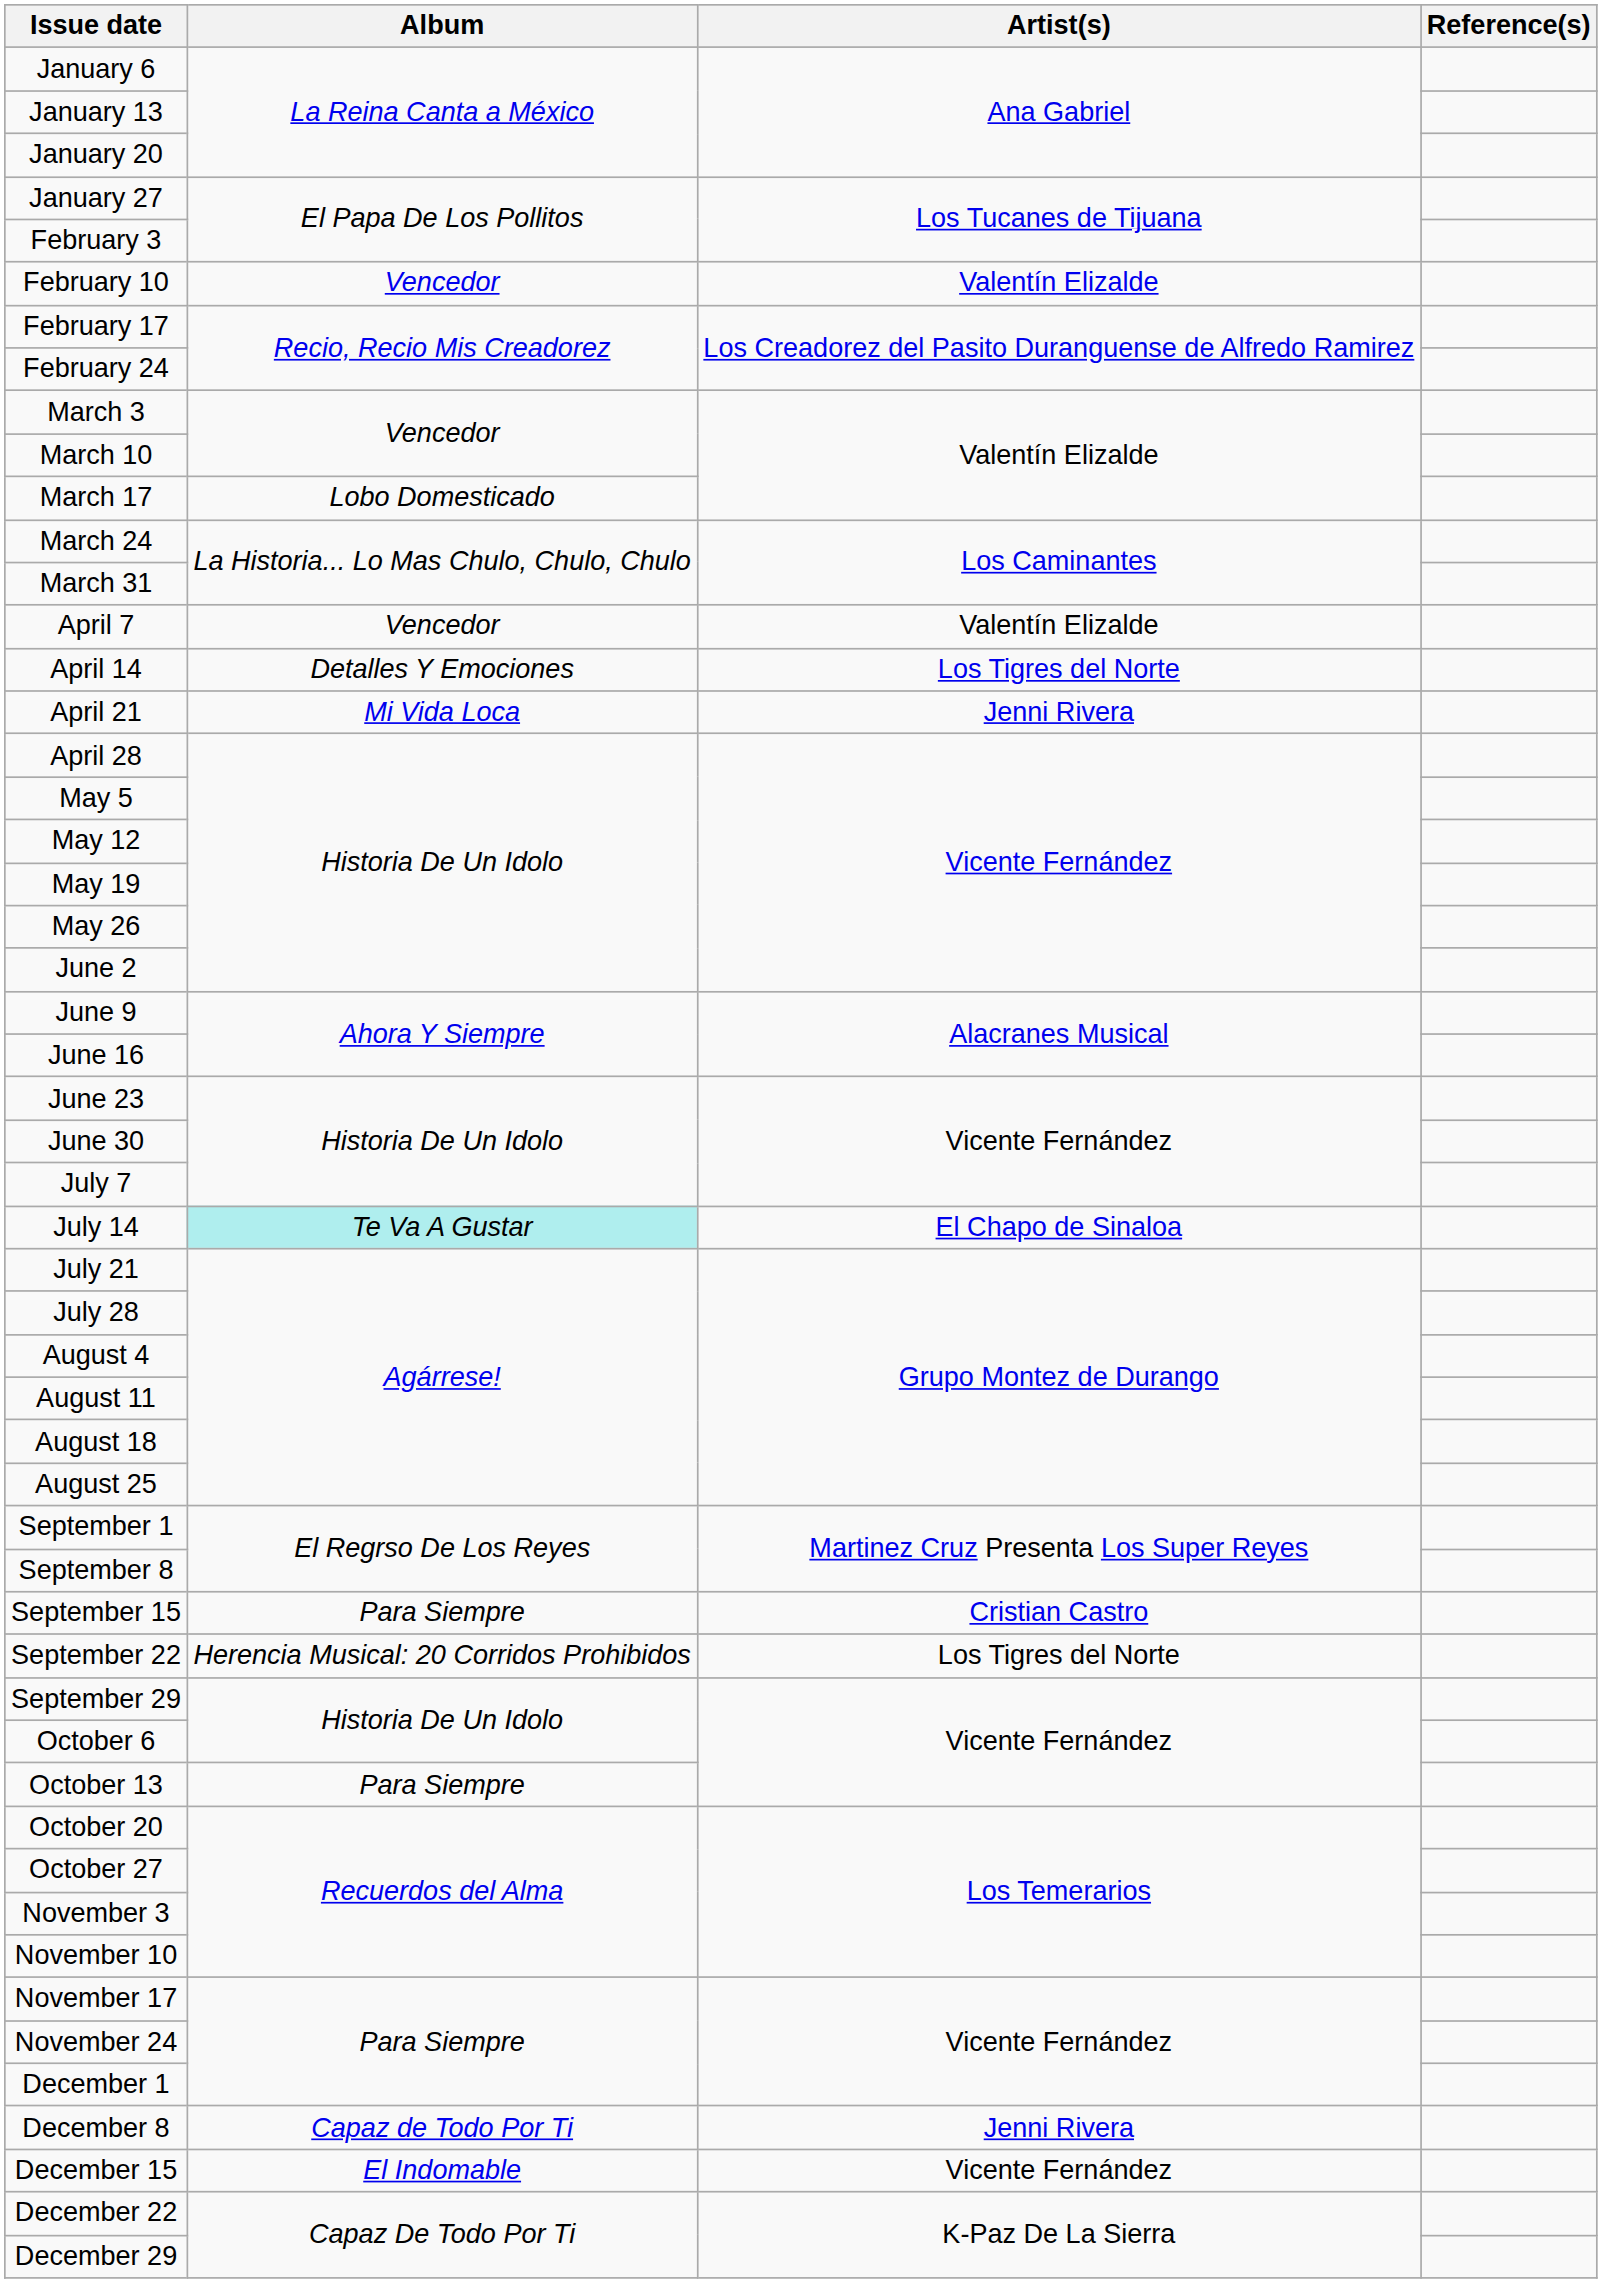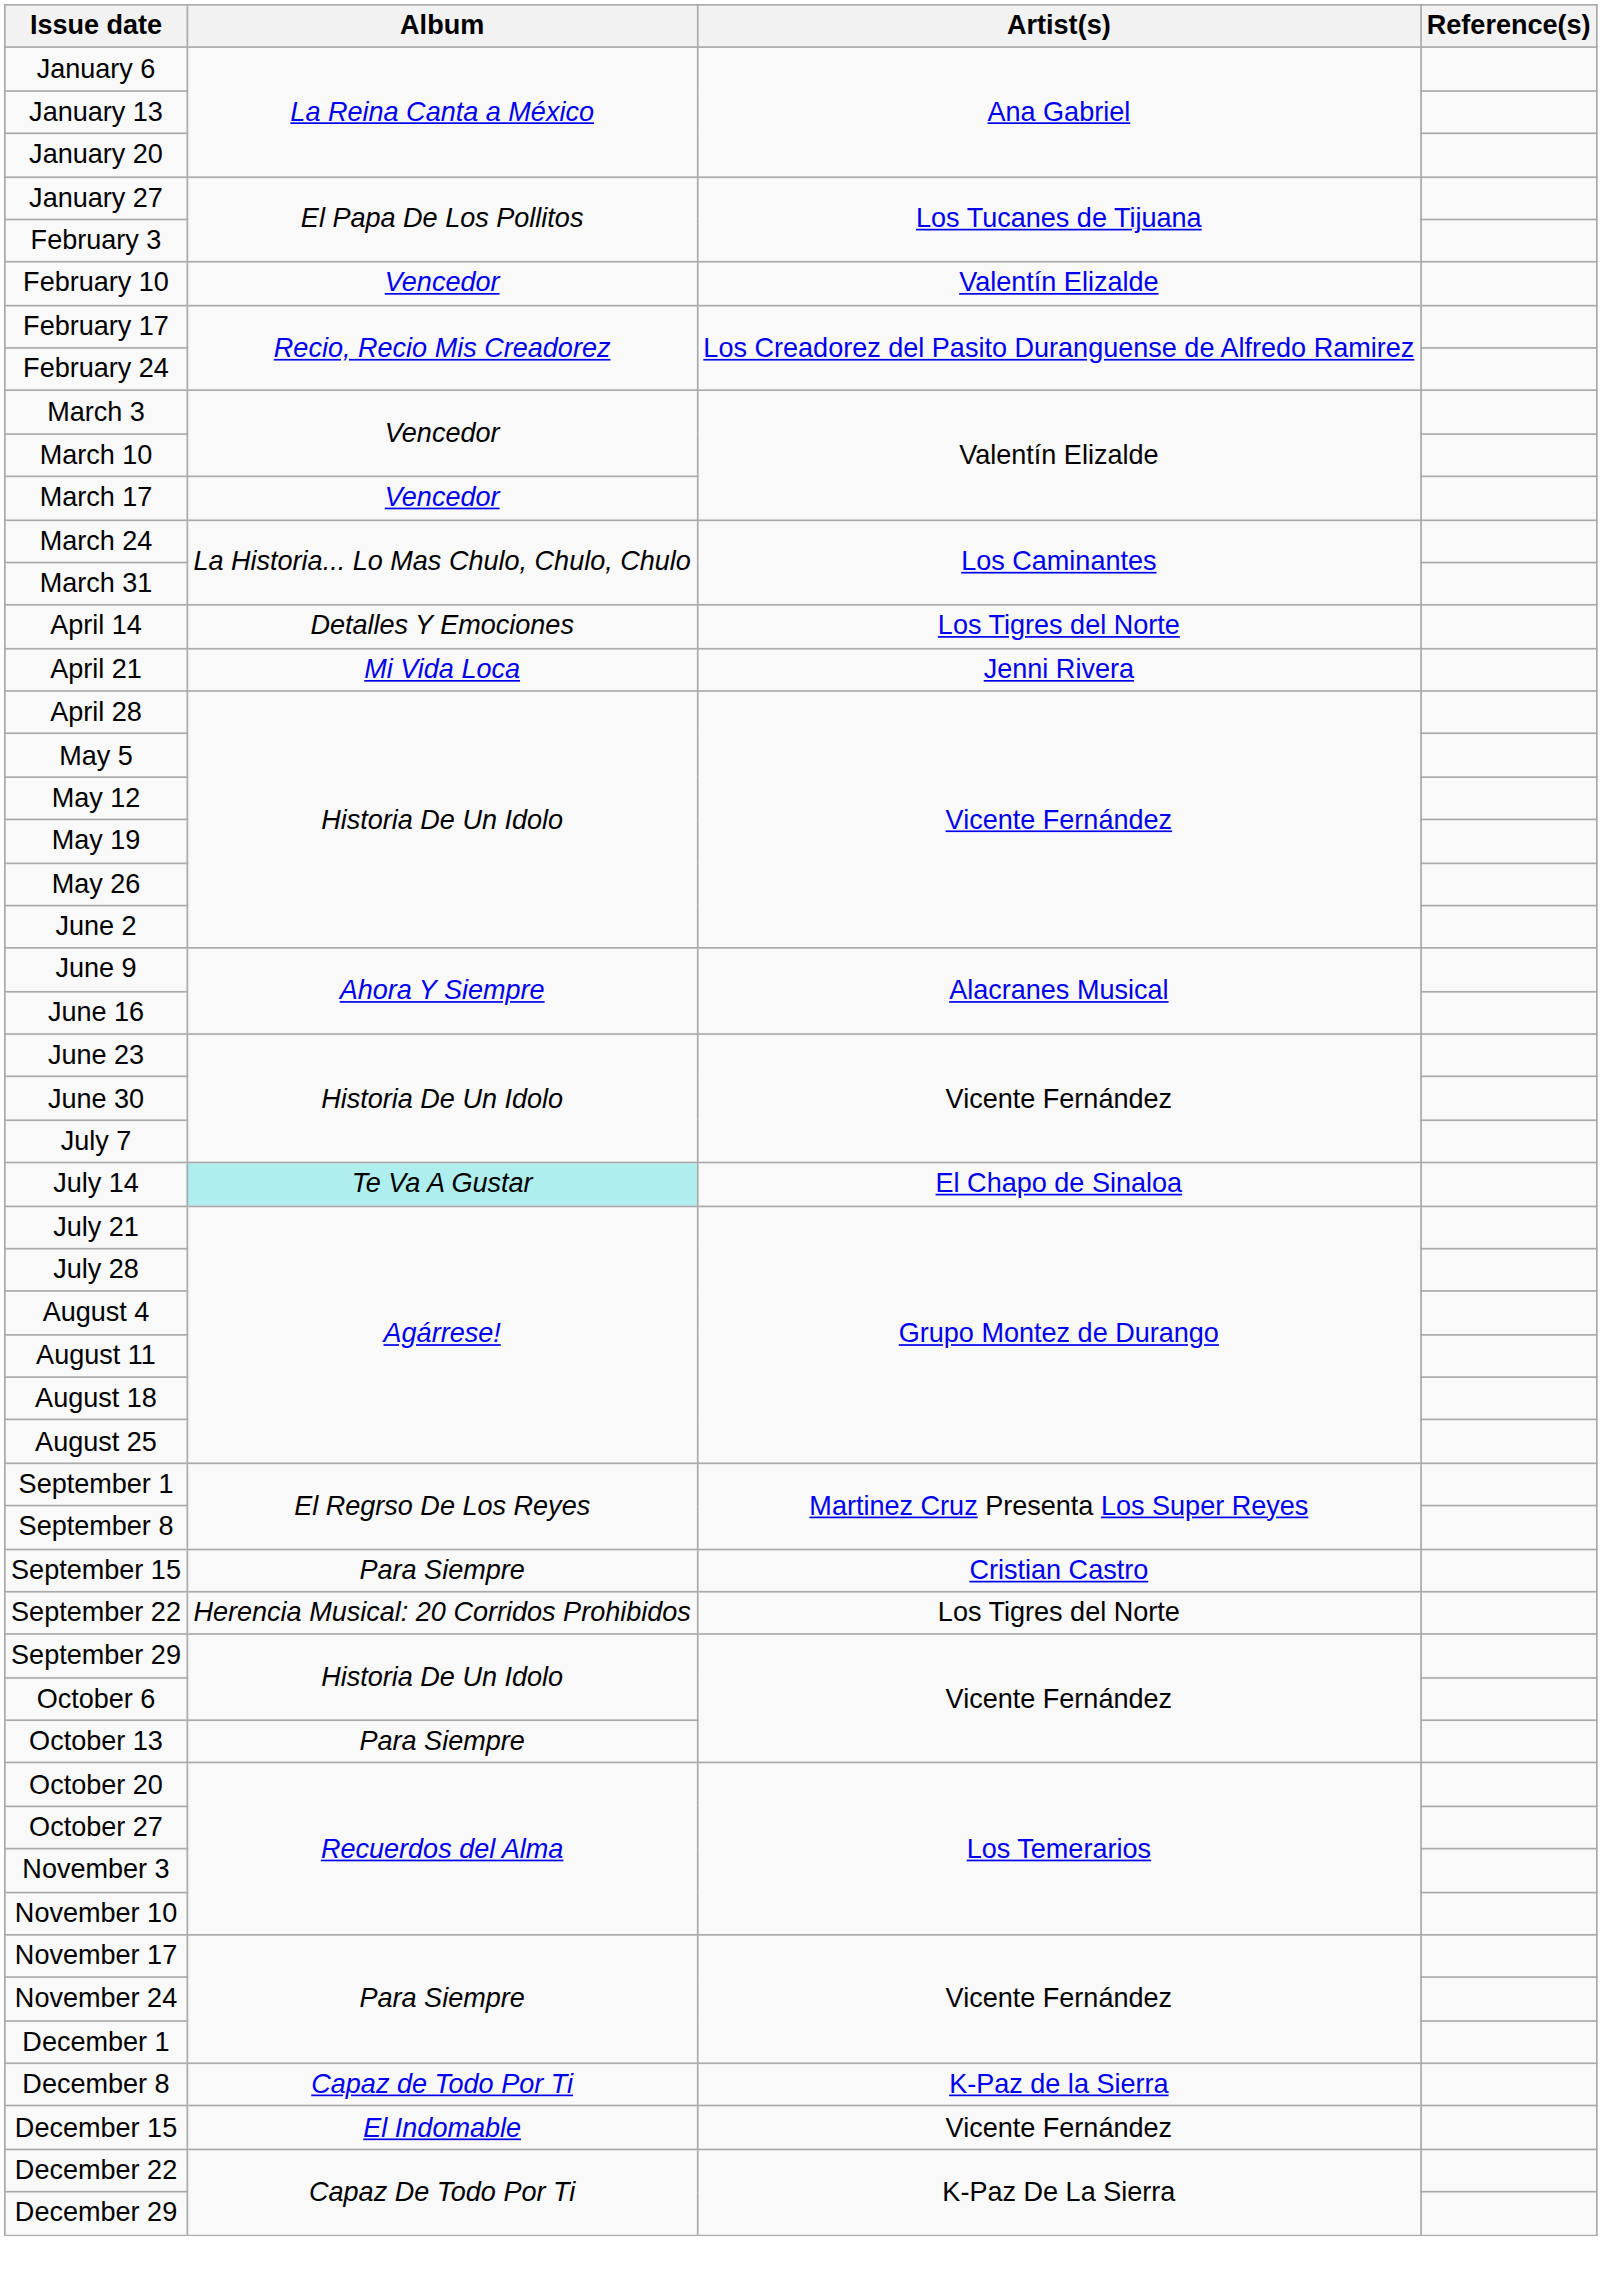(442, 497) Lobo Domesticado -> (442, 497) Vencedor
- row: (96, 626)
(1059, 2127) Jenni Rivera -> (1059, 2084) K-Paz de la Sierra
